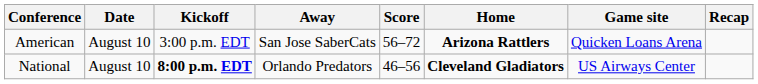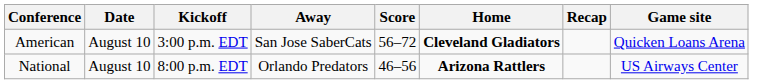columns swapped: (636, 17) <-> (729, 17)
(496, 41) Arizona Rattlers -> (491, 41) Cleveland Gladiators
(205, 66) bold -> (203, 66) normal
(496, 66) Cleveland Gladiators -> (491, 66) Arizona Rattlers
